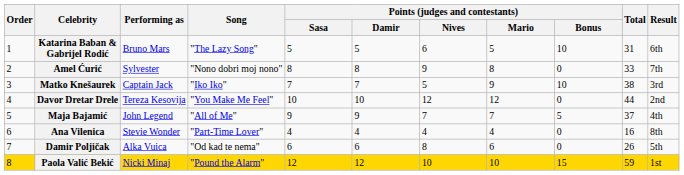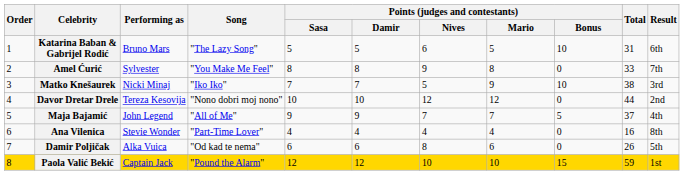(236, 69) "Nono dobri moj nono" -> (232, 69) "You Make Me Feel"
(148, 85) Captain Jack -> (146, 85) Nicki Minaj
(232, 100) "You Make Me Feel" -> (236, 100) "Nono dobri moj nono"
(146, 162) Nicki Minaj -> (148, 162) Captain Jack
